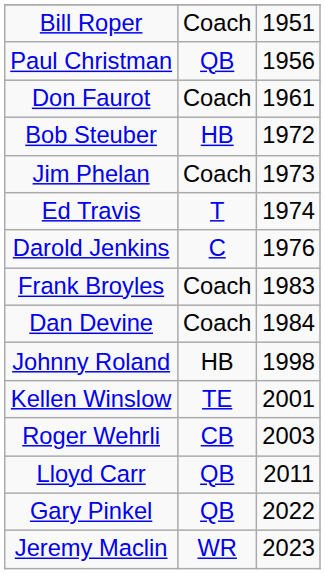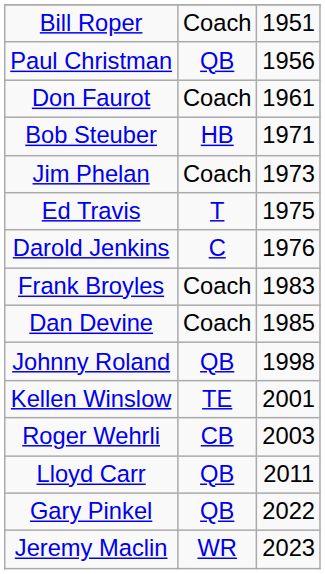(289, 135) 1972 -> (289, 135) 1971
(289, 211) 1974 -> (289, 211) 1975
(289, 323) 1984 -> (289, 323) 1985
(217, 361) HB -> (217, 361) QB
